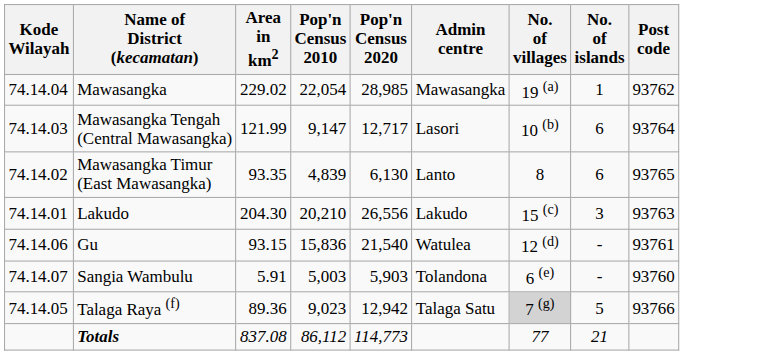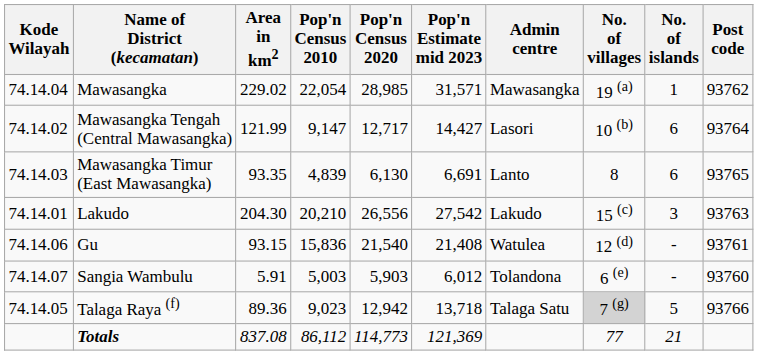+ column: (449, 39)
(38, 128) 74.14.03 -> (38, 128) 74.14.02
(38, 174) 74.14.02 -> (38, 174) 74.14.03
